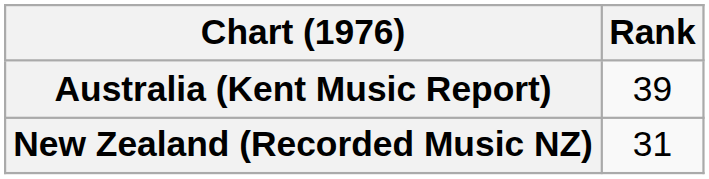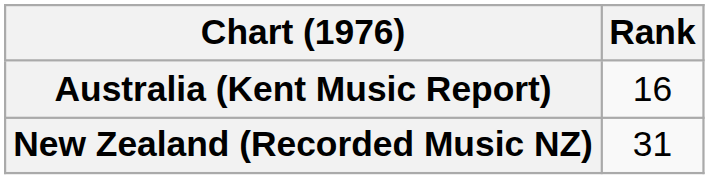(652, 88) 39 -> (652, 88) 16
